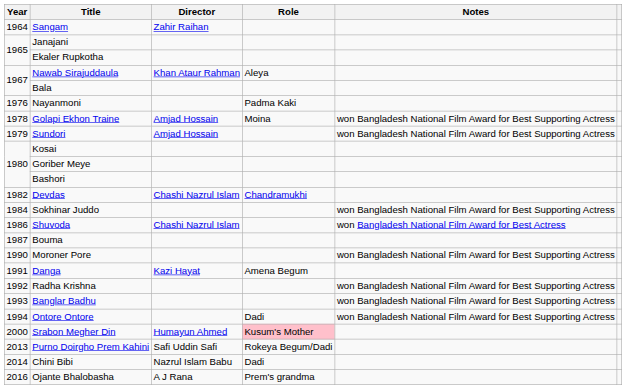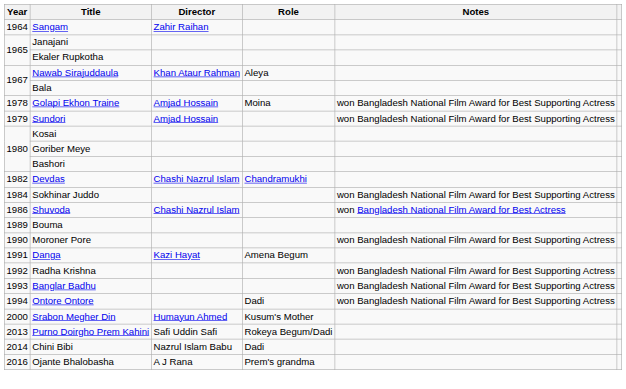- row: (57, 103)
(17, 240) 1987 -> (17, 225) 1989
(279, 331) pink background -> (279, 316) no background
